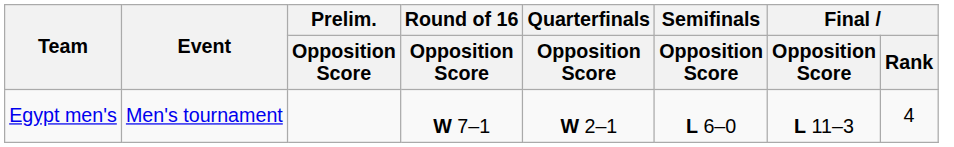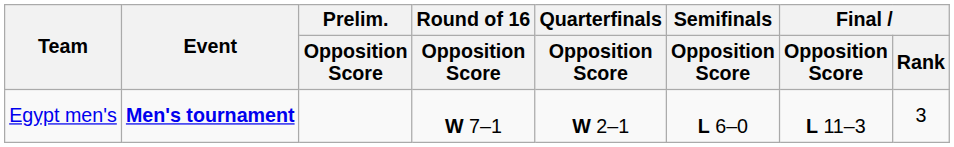(204, 115) normal -> (210, 115) bold
(909, 115) 4 -> (921, 115) 3
